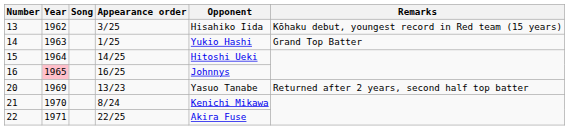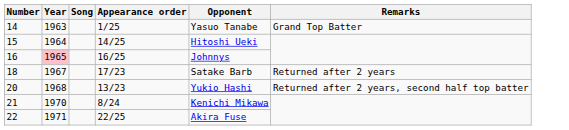- row: (12, 27)
(221, 42) Yukio Hashi -> (224, 27) Yasuo Tanabe
+ row: (12, 72)
(55, 87) 1969 -> (55, 87) 1968
(224, 87) Yasuo Tanabe -> (221, 87) Yukio Hashi
